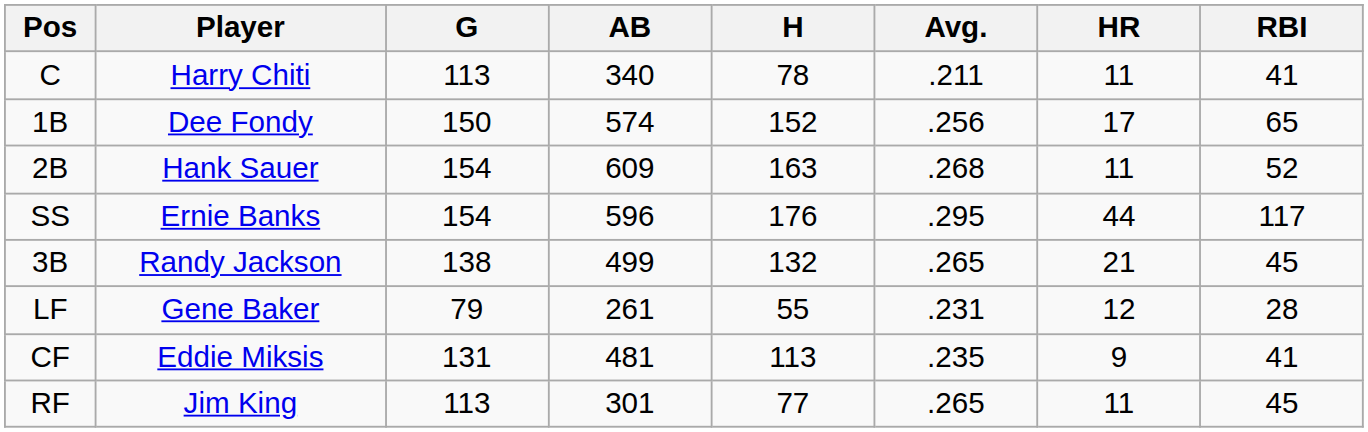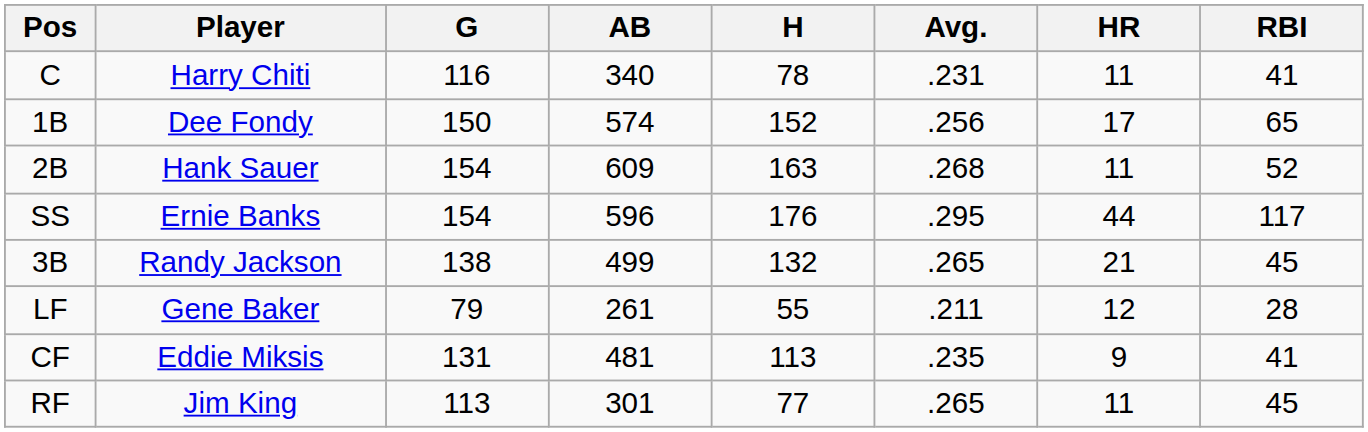(467, 74) 113 -> (467, 74) 116
(956, 74) .211 -> (956, 74) .231
(956, 309) .231 -> (956, 309) .211
